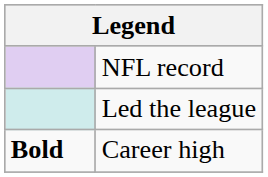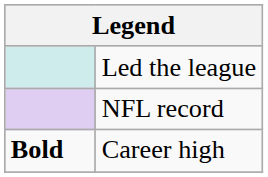rows swapped: (163, 66) <-> (179, 108)
